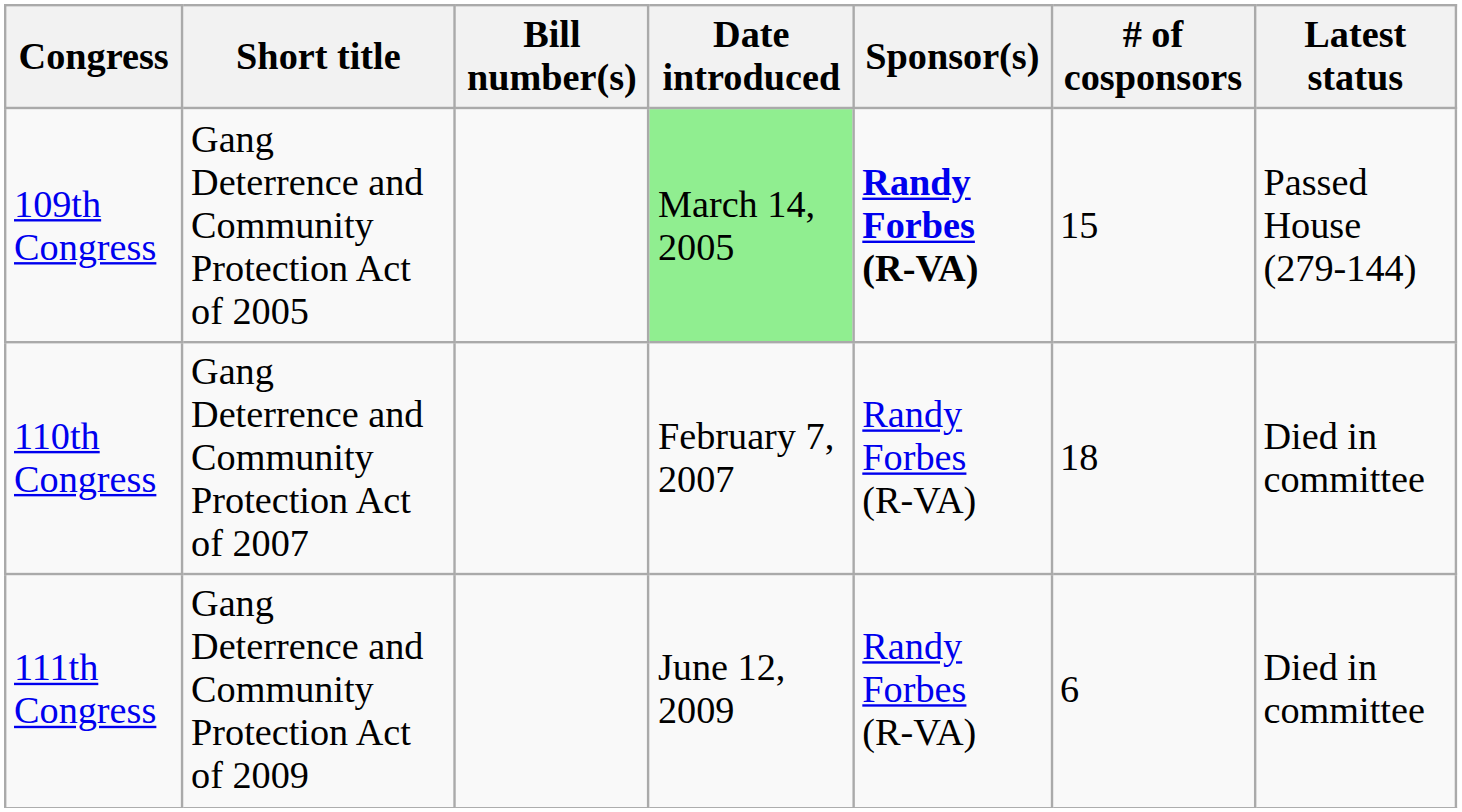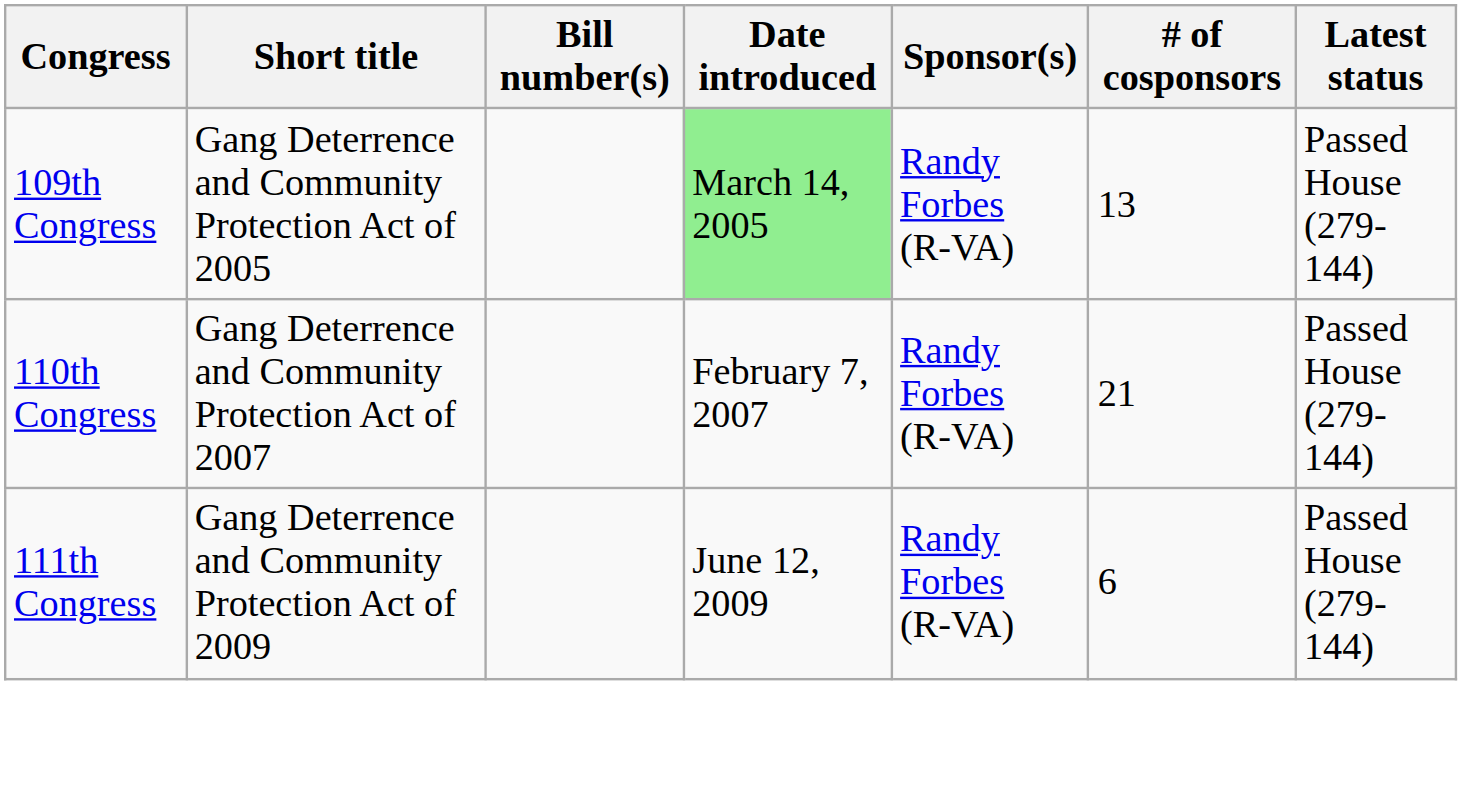(920, 224) bold -> (957, 203) normal
(1079, 224) 15 -> (1117, 203) 13
(1079, 457) 18 -> (1117, 392) 21
(1344, 457) Died in committee -> (1356, 392) Passed House (279-144)
(1344, 689) Died in committee -> (1356, 582) Passed House (279-144)
